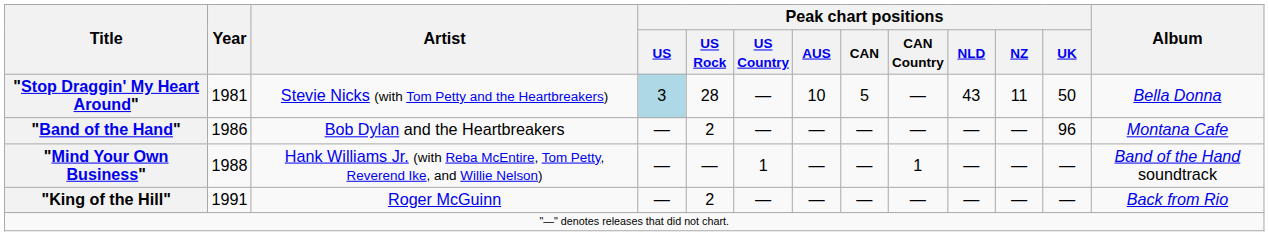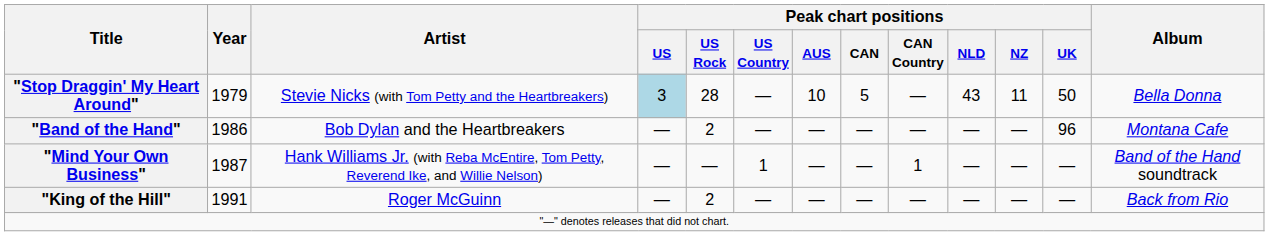(230, 95) 1981 -> (230, 95) 1979
(230, 165) 1988 -> (230, 165) 1987
